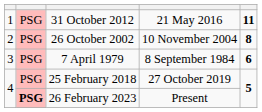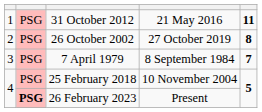(190, 39) 10 November 2004 -> (190, 39) 27 October 2019
(249, 59) 6 -> (249, 59) 7
(190, 78) 27 October 2019 -> (190, 78) 10 November 2004
